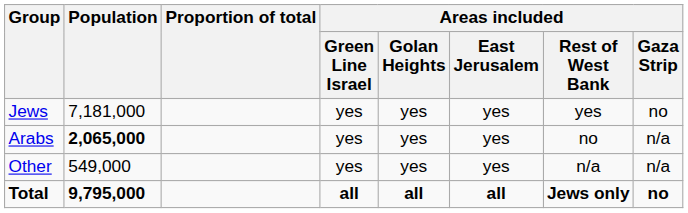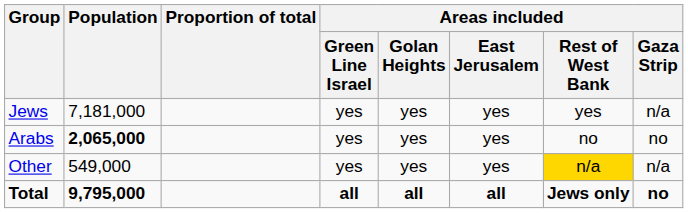(658, 111) no -> (658, 111) n/a
(658, 139) n/a -> (658, 139) no
(588, 166) no background -> (588, 166) gold background
